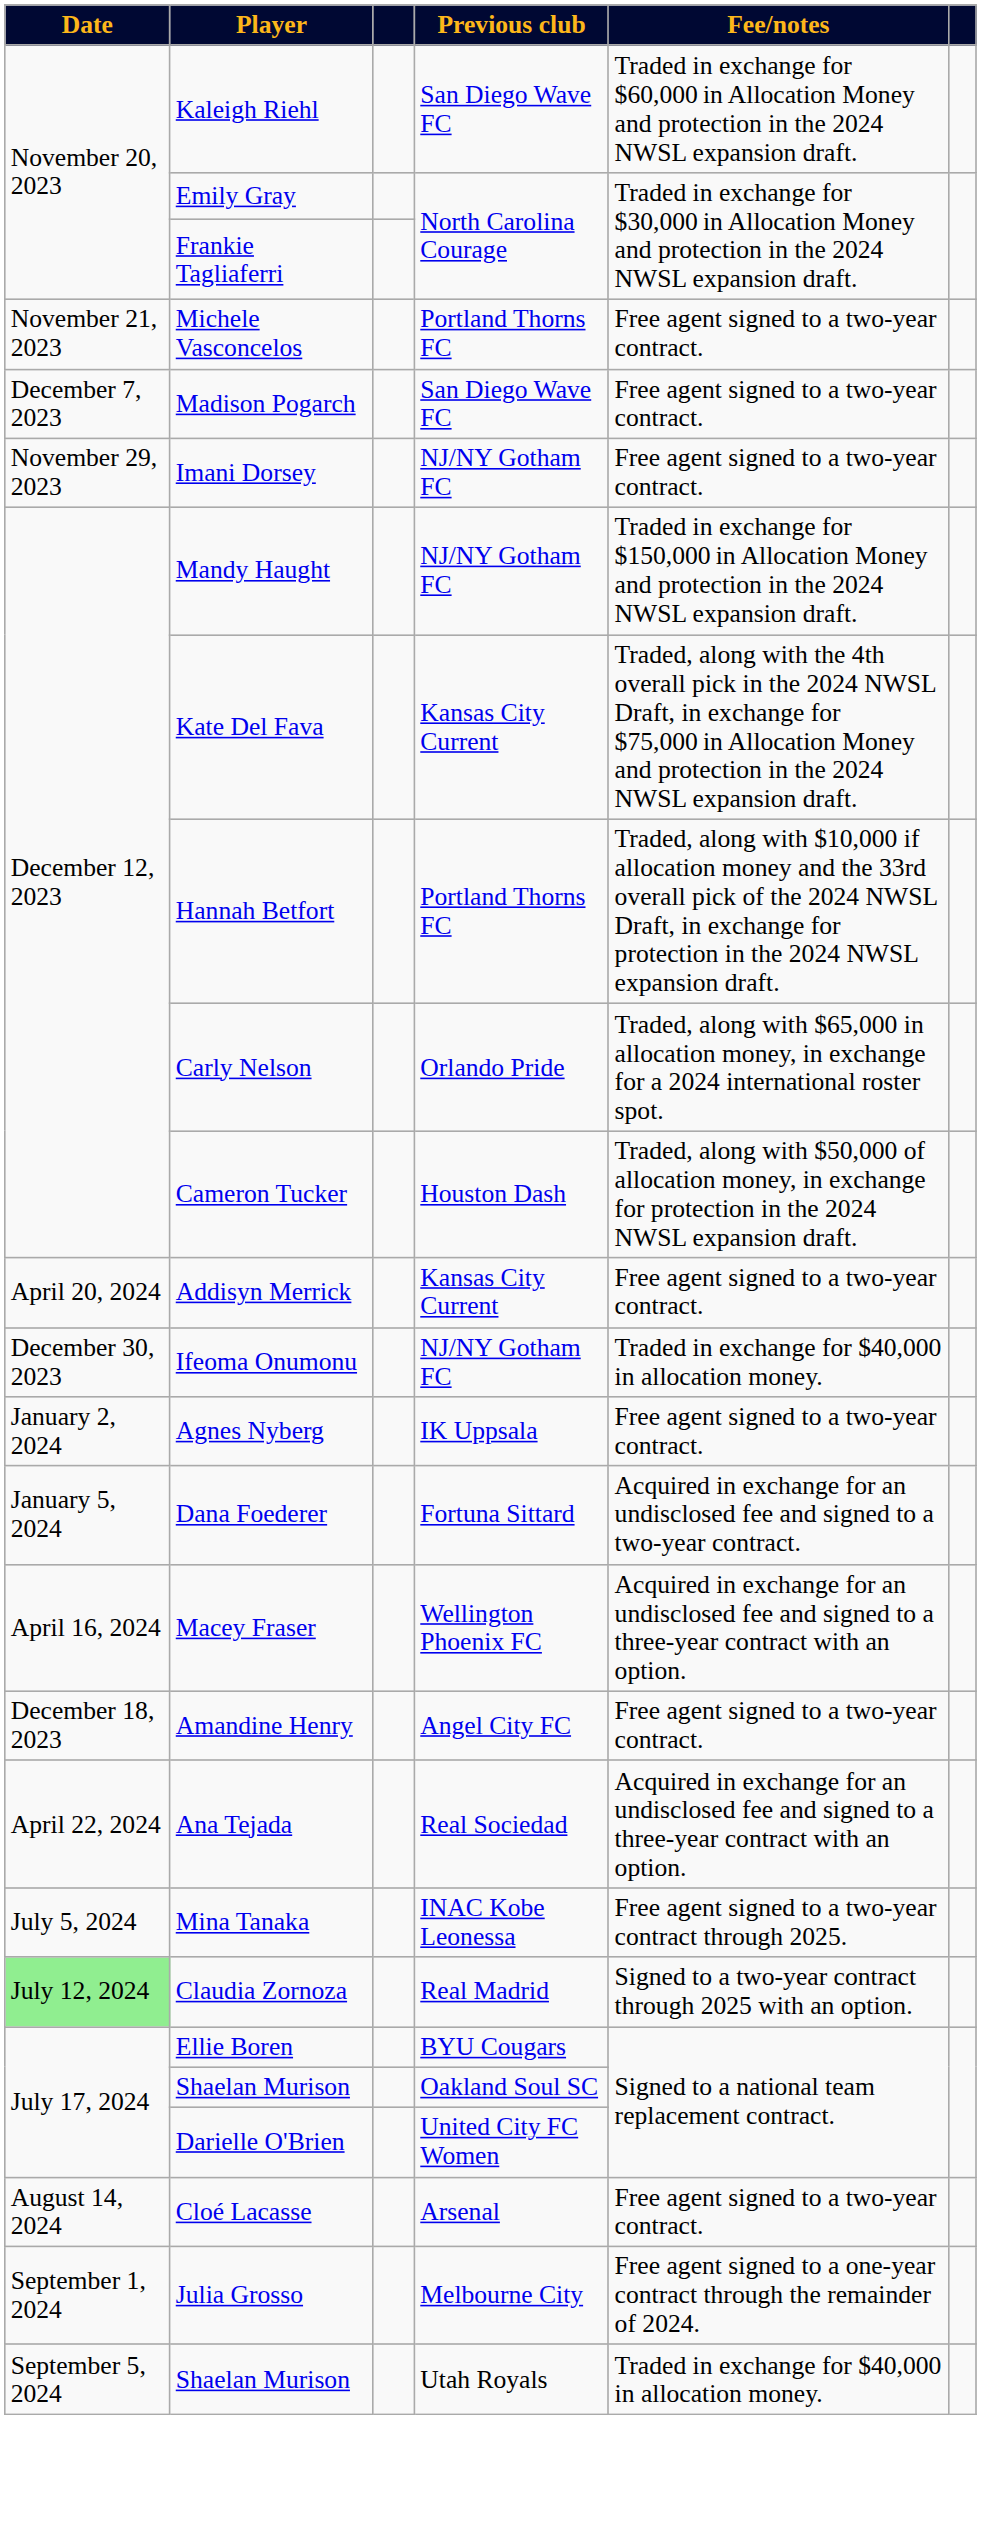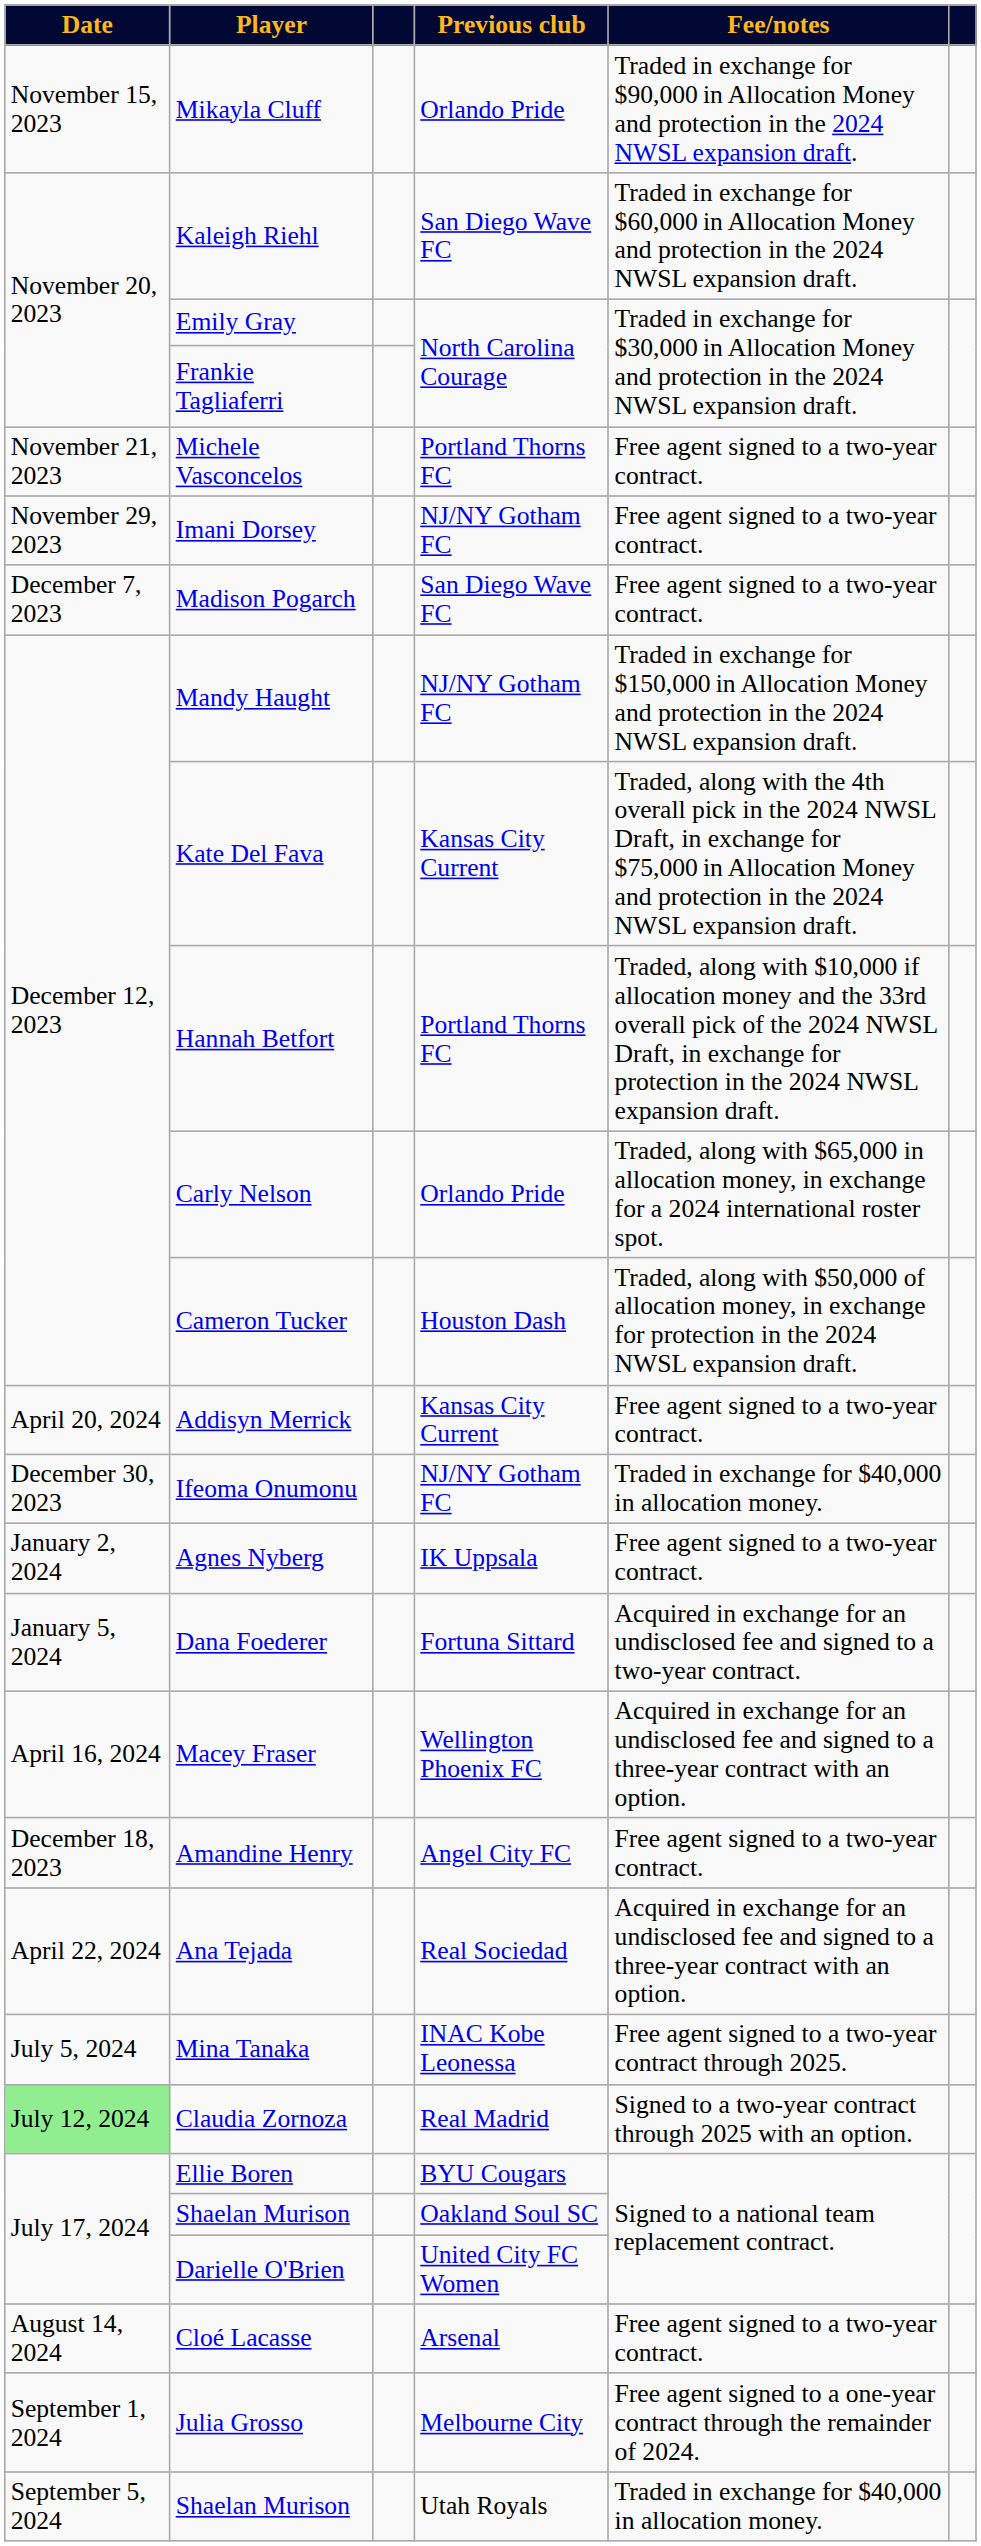+ row: (248, 108)
rows swapped: (246, 472) <-> (266, 403)
